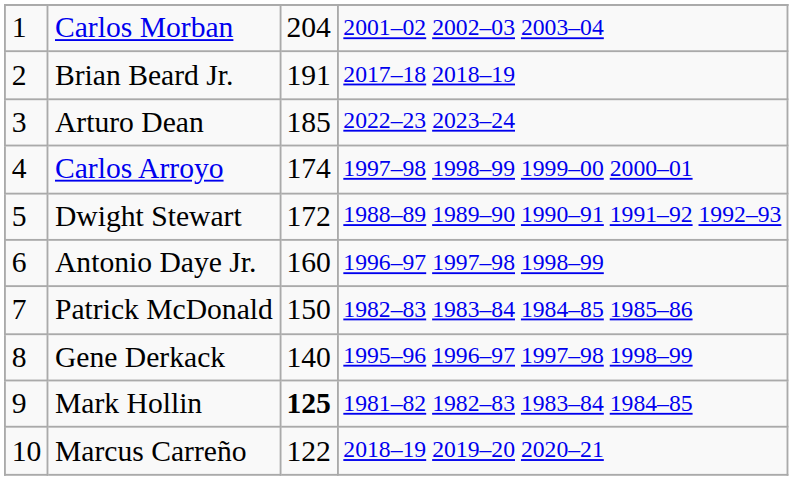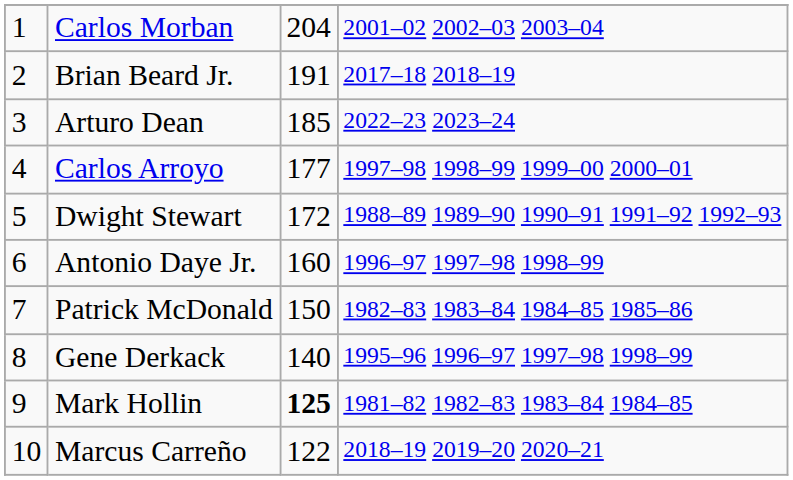(309, 168) 174 -> (309, 168) 177
